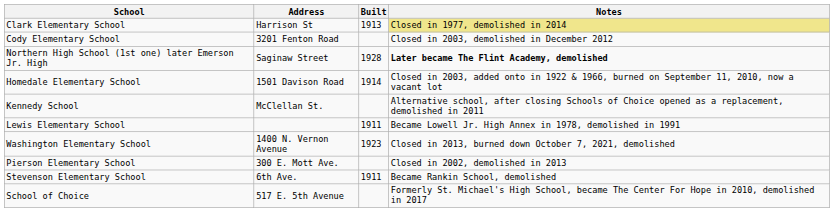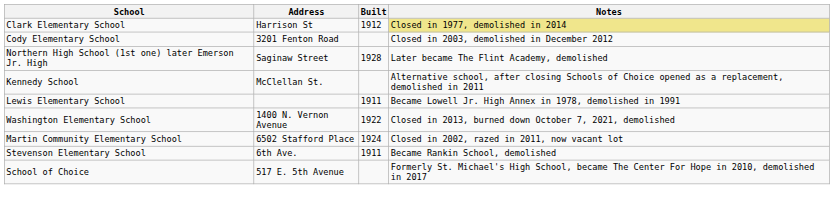(371, 25) 1913 -> (371, 25) 1912
(499, 58) bold -> (499, 58) normal
- row: (74, 82)
(371, 144) 1923 -> (371, 120) 1922
+ row: (94, 139)
- row: (71, 163)
